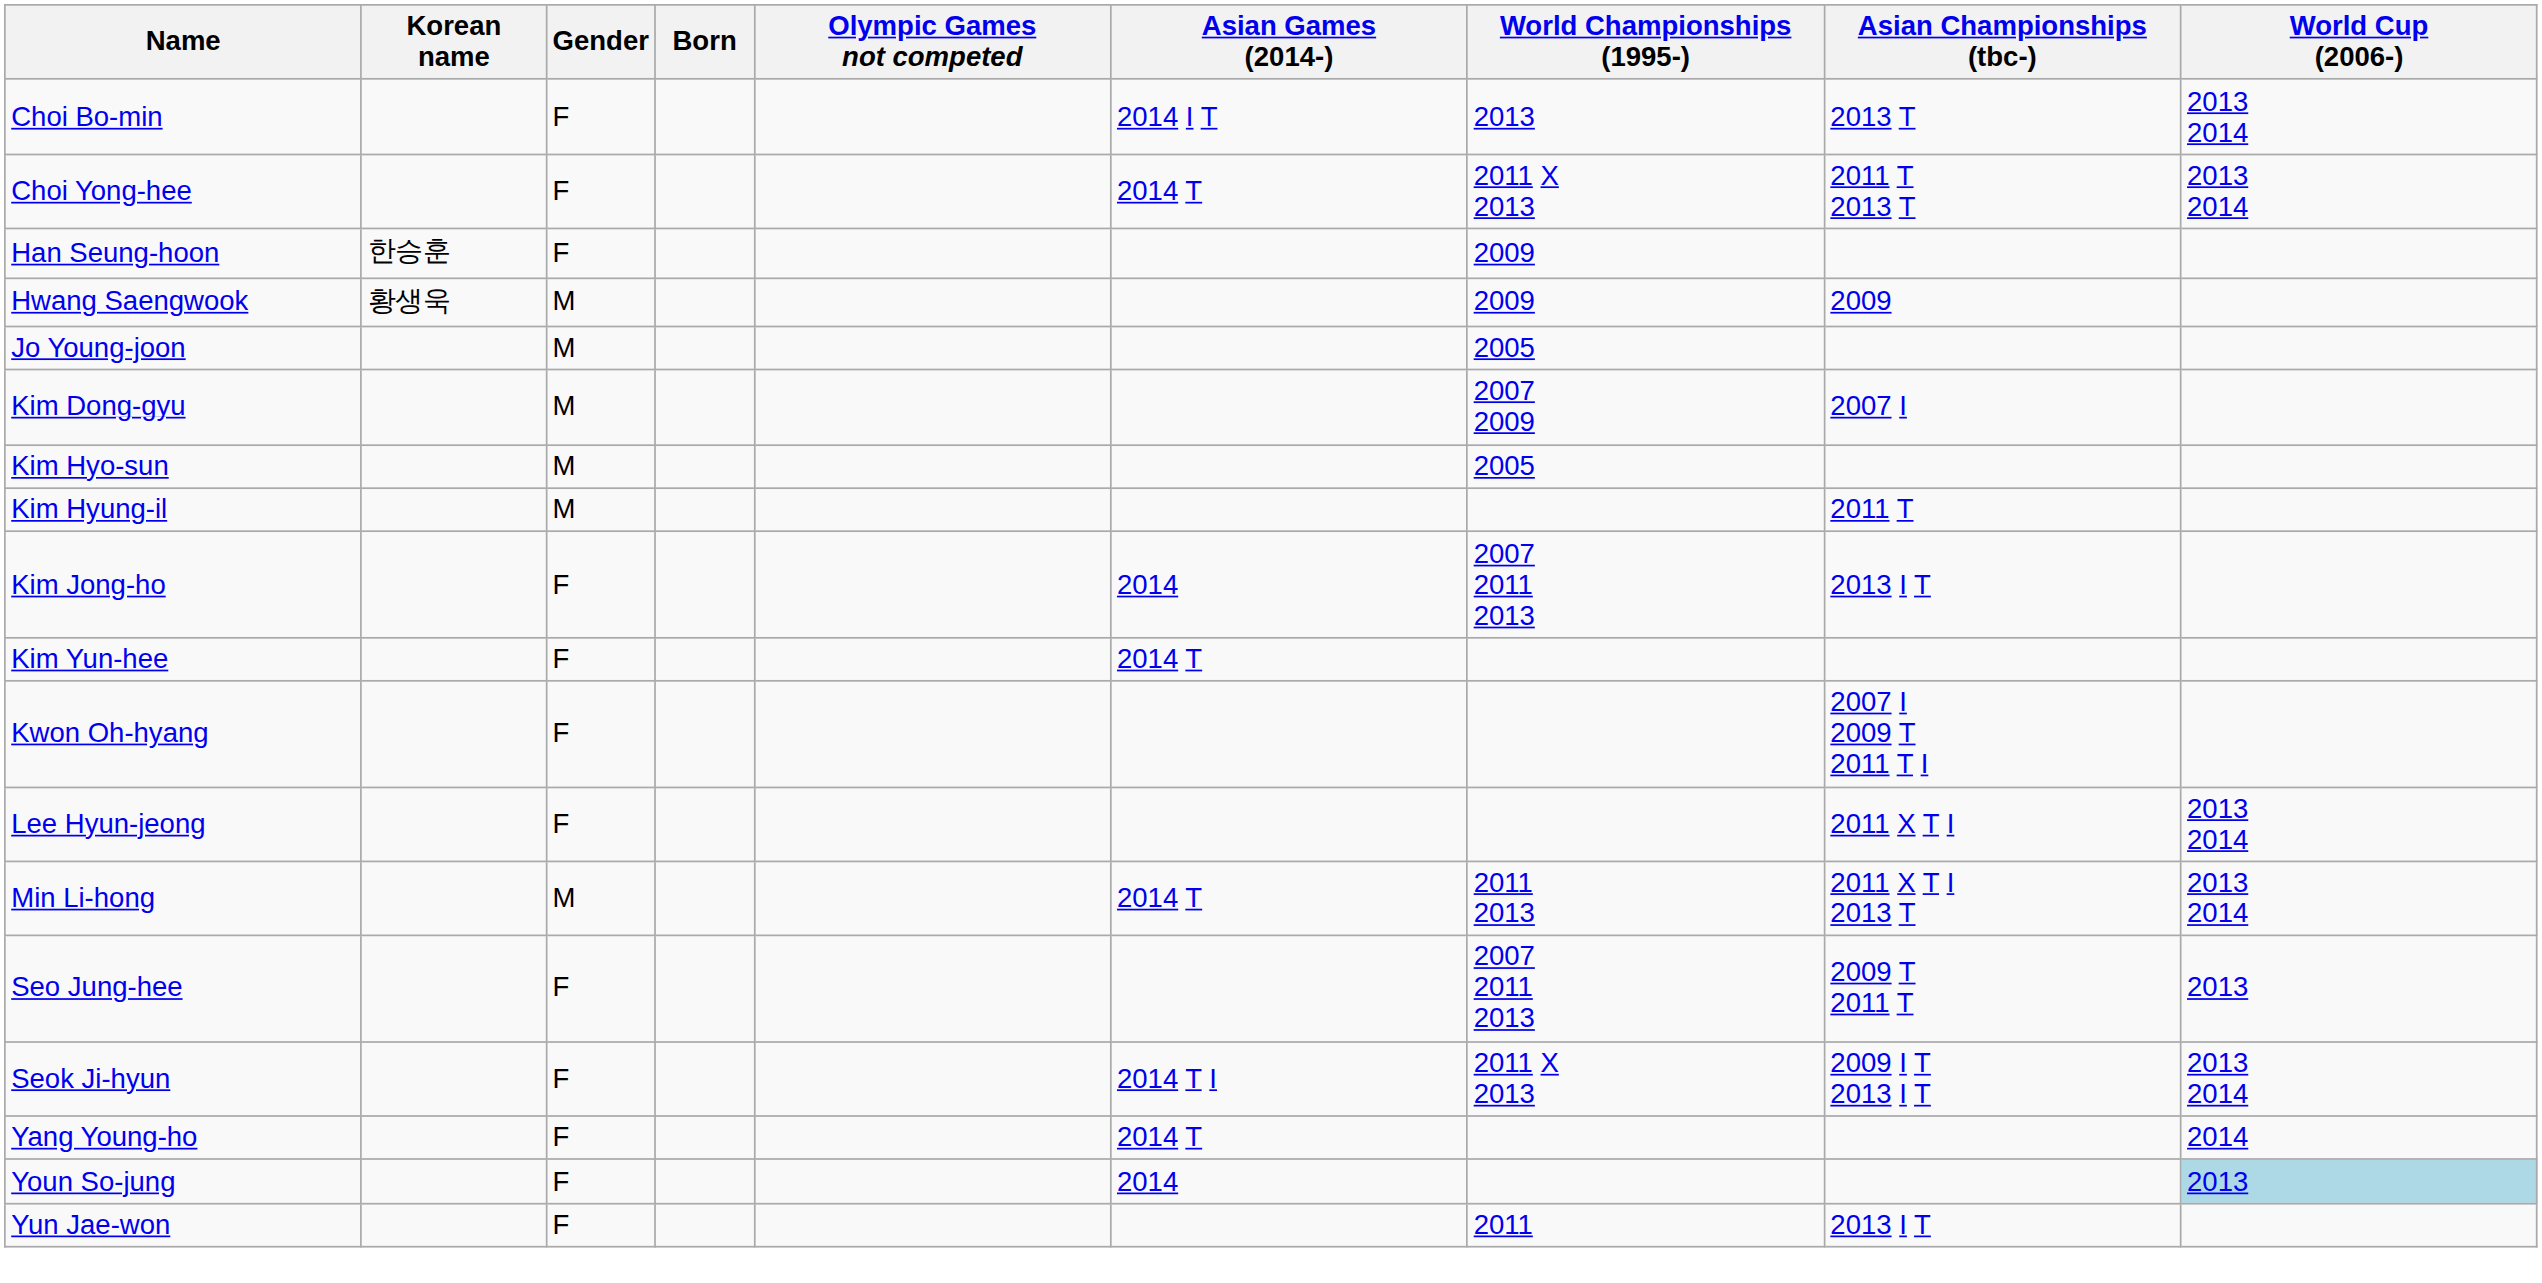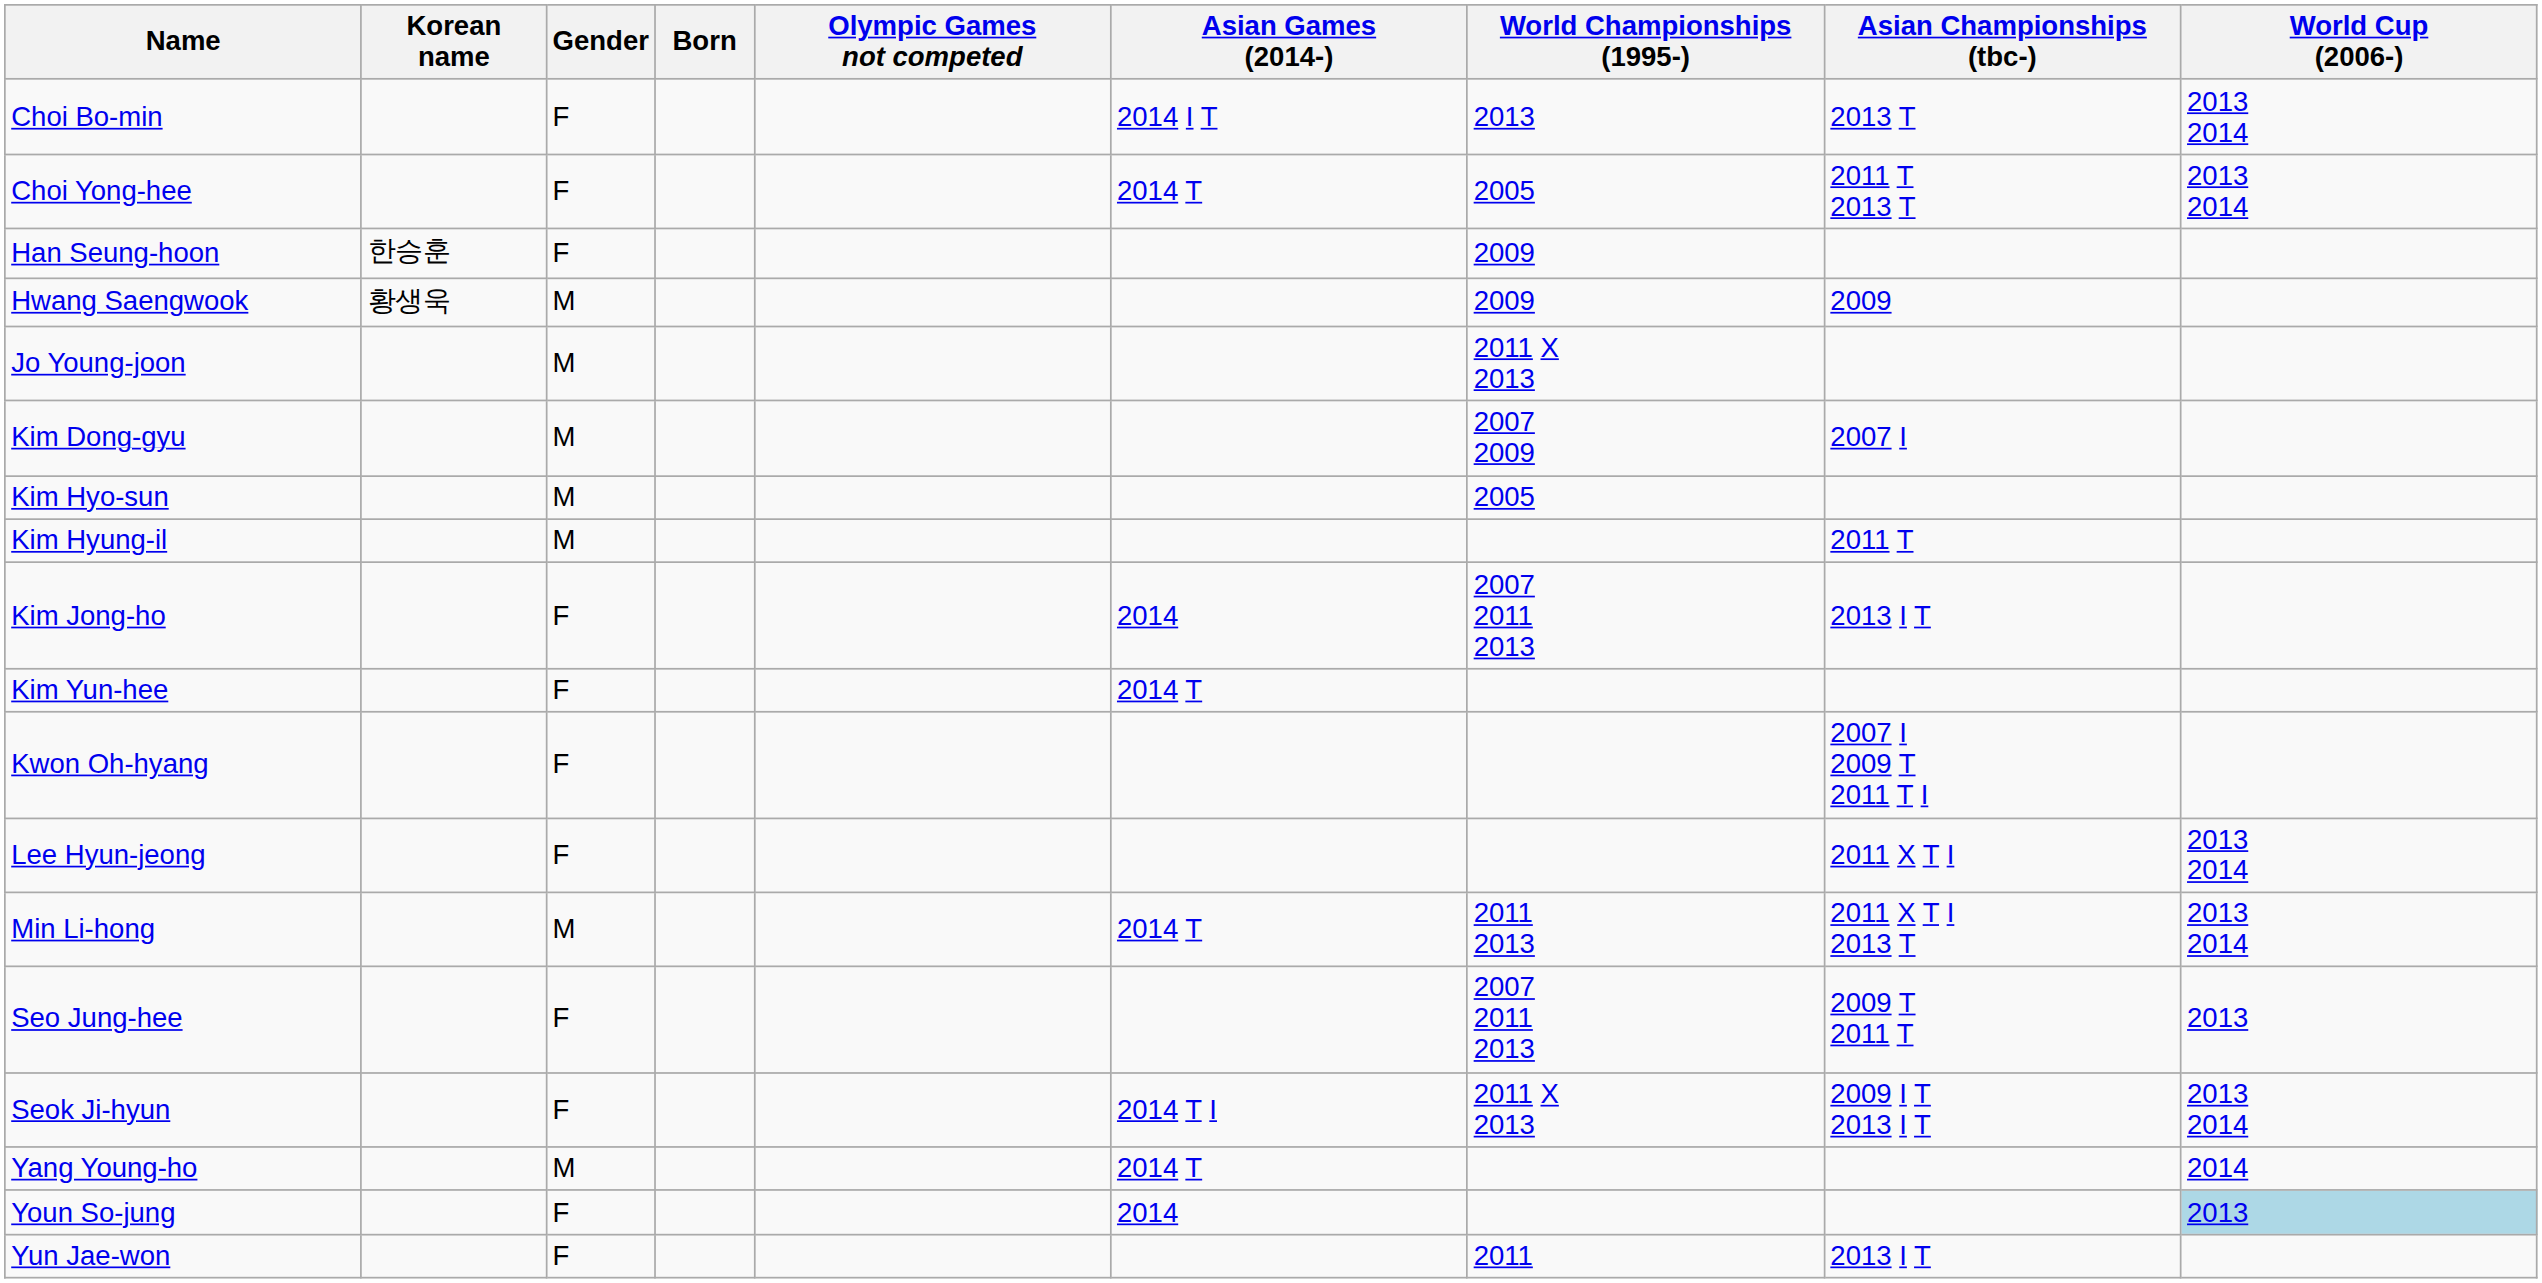(1516, 191) 2011 X 2013 -> (1504, 191) 2005
(1504, 347) 2005 -> (1516, 363) 2011 X 2013
(561, 1137) F -> (564, 1168) M
